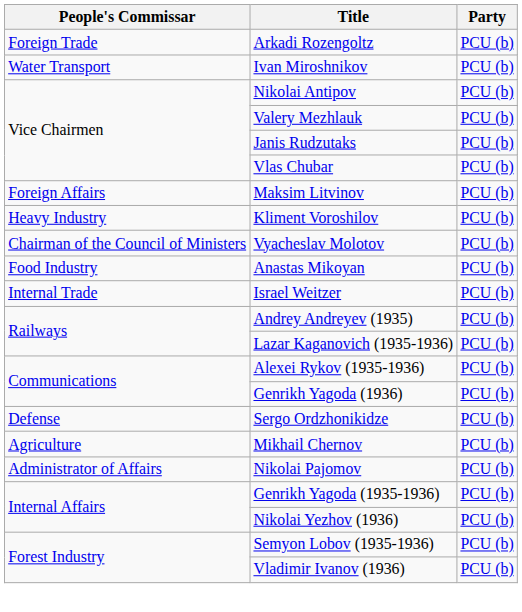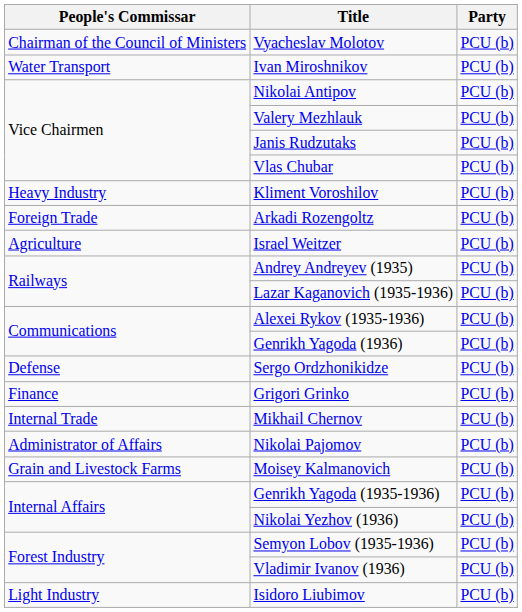rows swapped: (319, 243) <-> (313, 42)
- row: (309, 192)
- row: (309, 268)
(53, 293) Internal Trade -> (45, 243) Agriculture
+ row: (301, 393)
(45, 444) Agriculture -> (53, 419) Internal Trade
+ row: (322, 469)
+ row: (309, 594)
